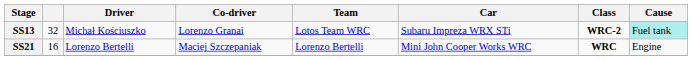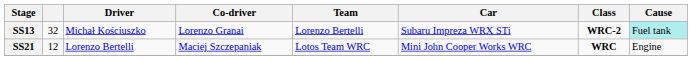(333, 30) Lotos Team WRC -> (329, 30) Lorenzo Bertelli
(53, 47) 16 -> (53, 47) 12
(329, 47) Lorenzo Bertelli -> (333, 47) Lotos Team WRC
